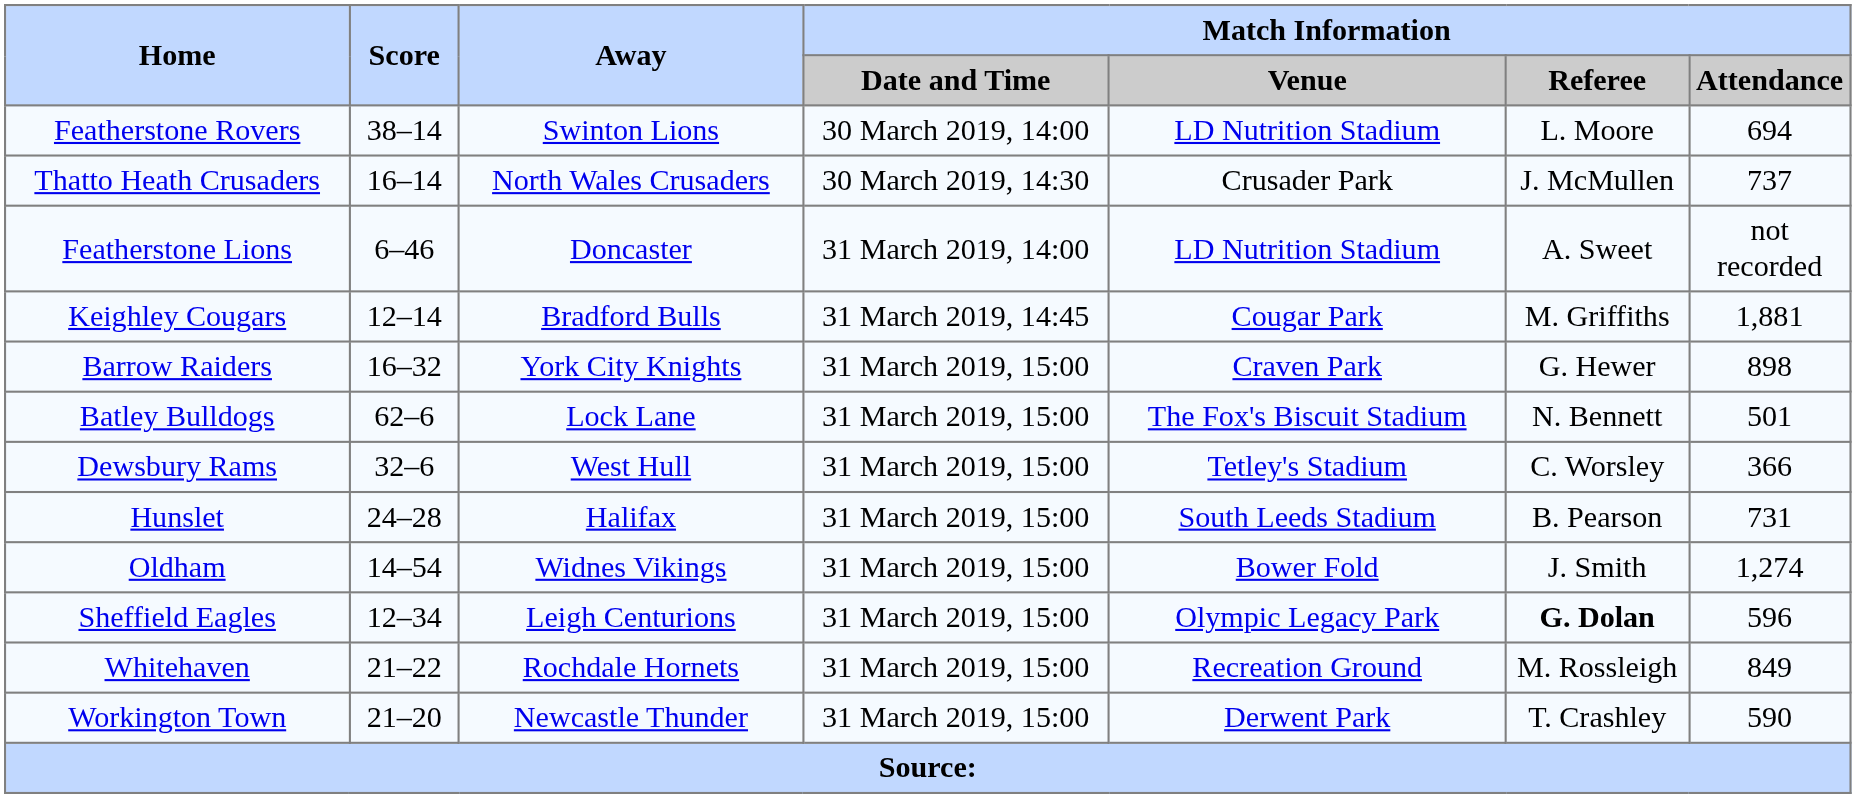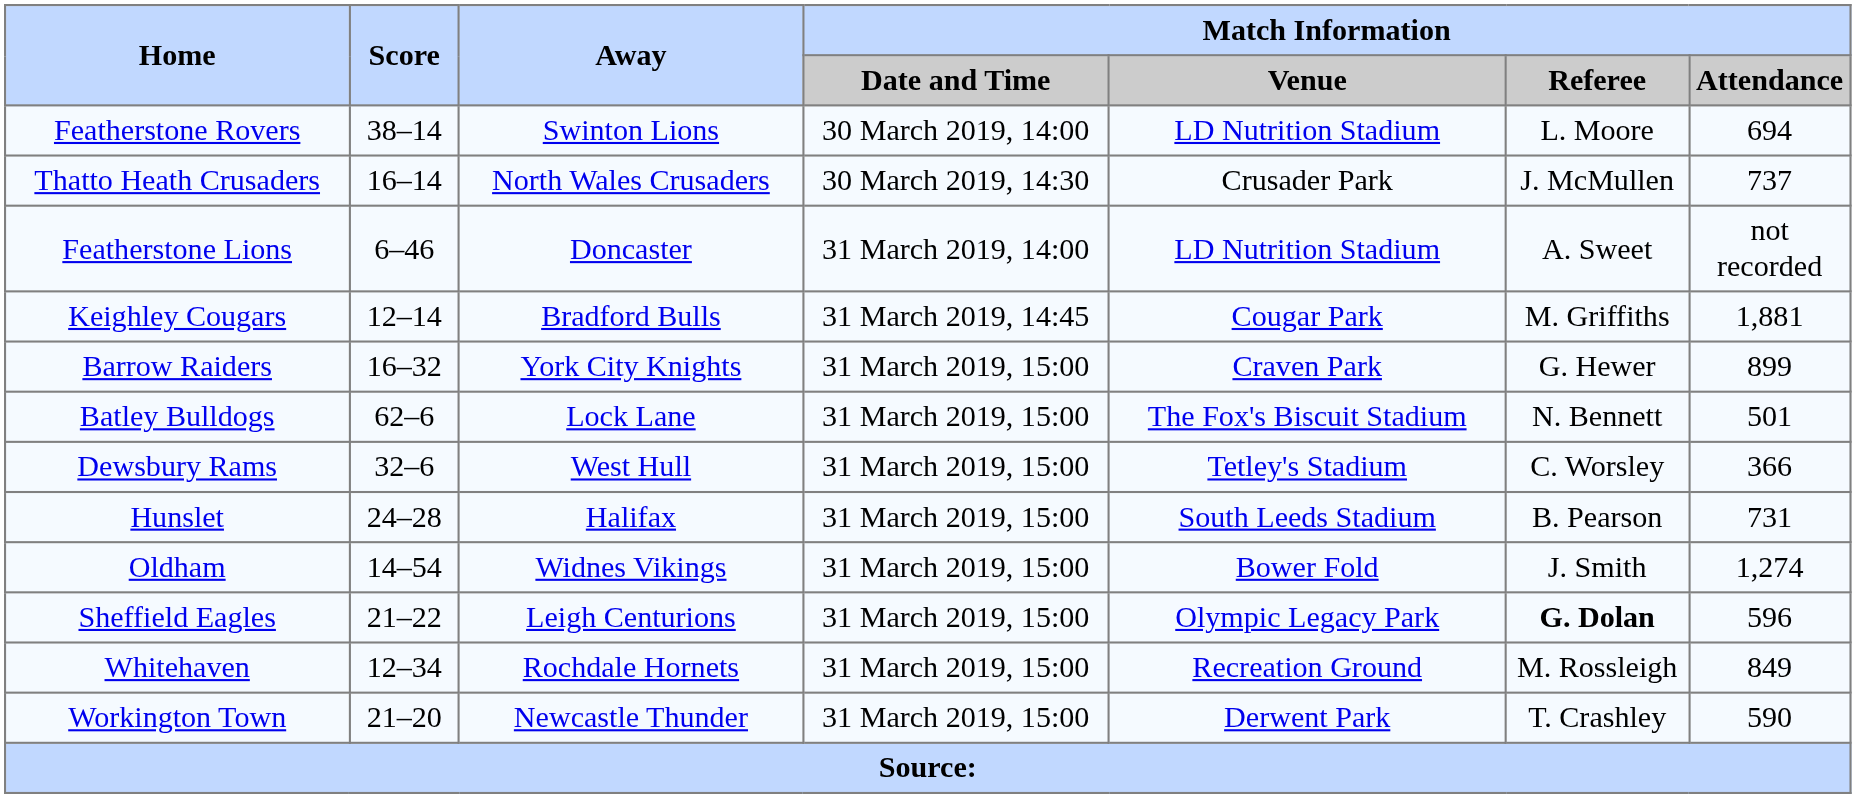(1770, 366) 898 -> (1770, 366) 899
(404, 616) 12–34 -> (404, 616) 21–22
(404, 667) 21–22 -> (404, 667) 12–34
